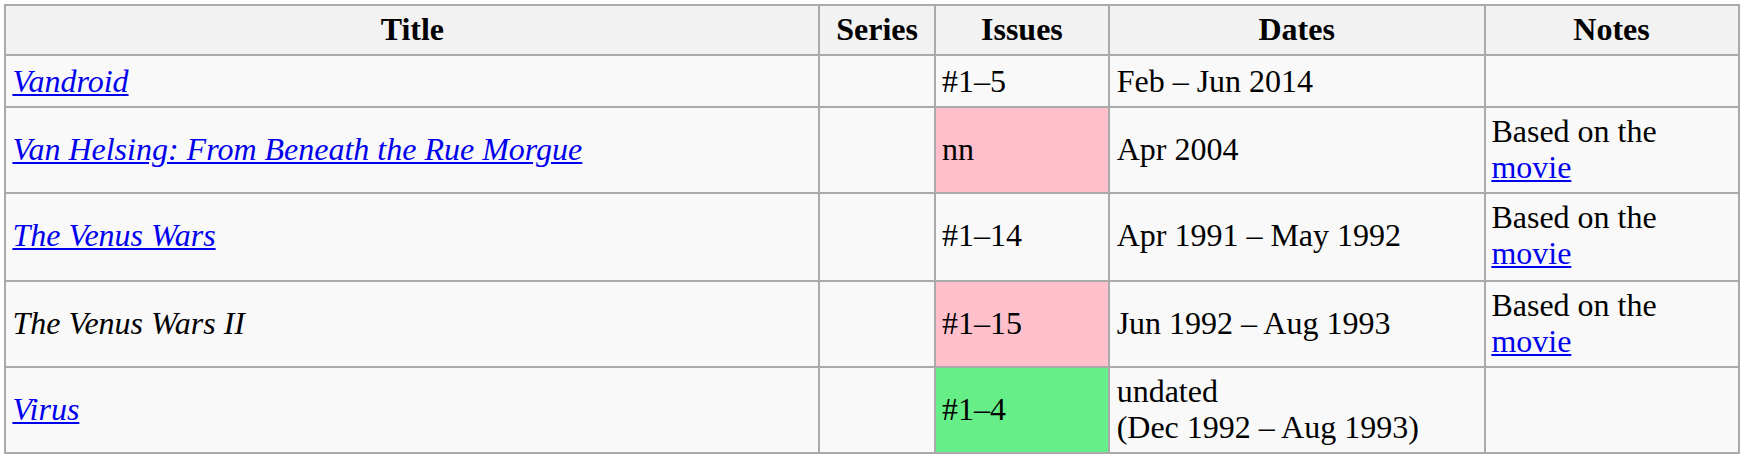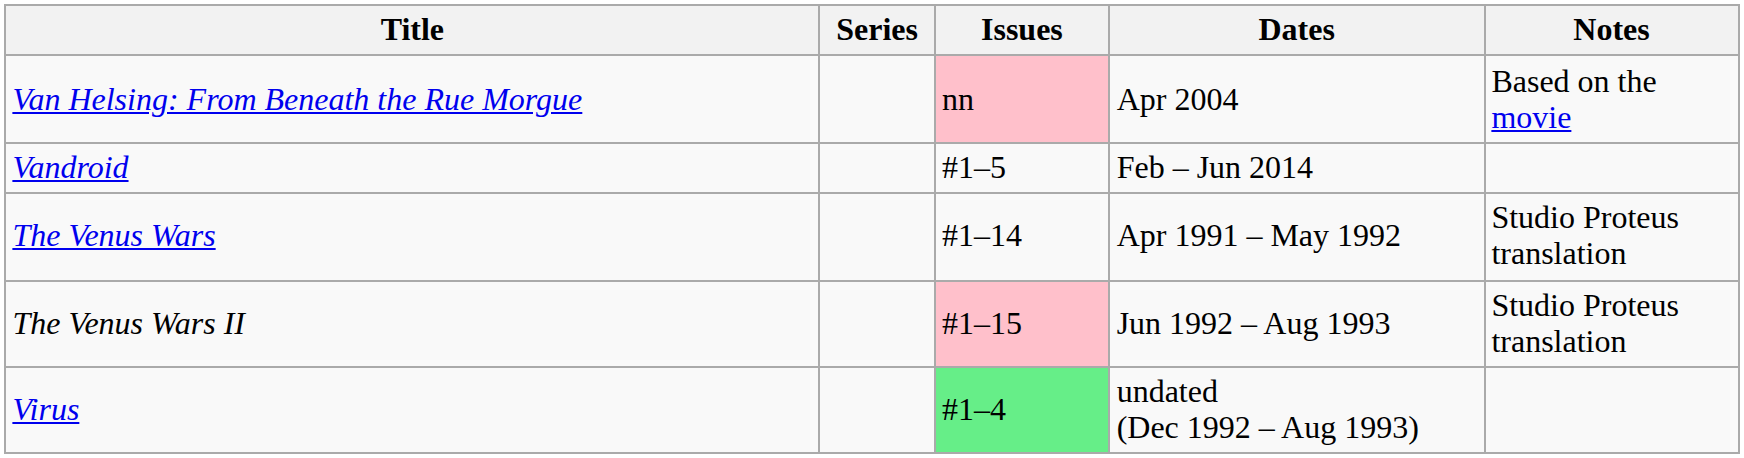rows swapped: (70, 80) <-> (297, 149)
(1574, 236) Based on the movie -> (1585, 236) Studio Proteus translation
(1574, 322) Based on the movie -> (1585, 322) Studio Proteus translation
